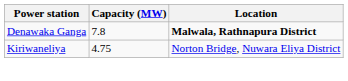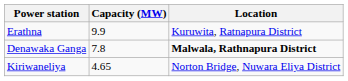+ row: (24, 31)
(101, 48) 4.75 -> (101, 66) 4.65
